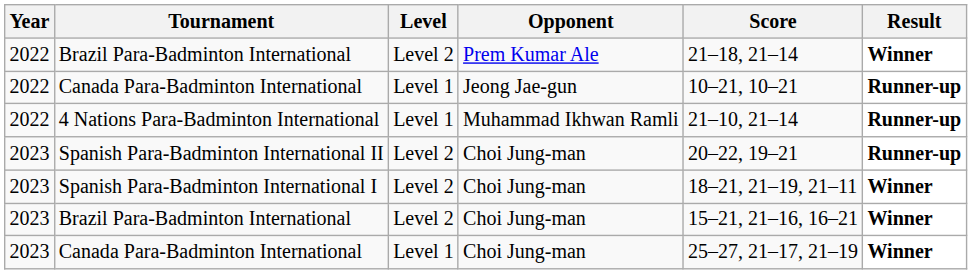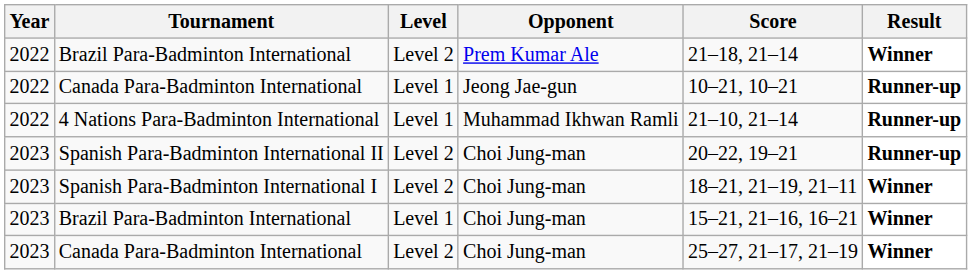(423, 219) Level 2 -> (423, 219) Level 1
(423, 252) Level 1 -> (423, 252) Level 2
